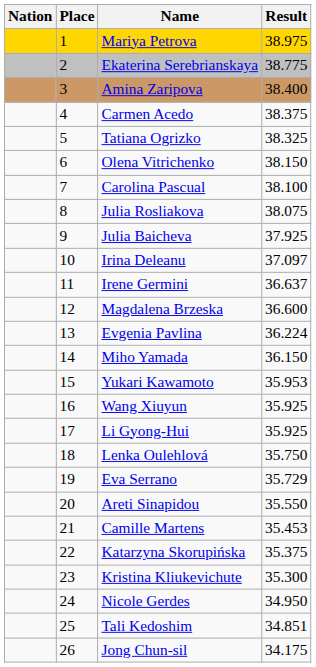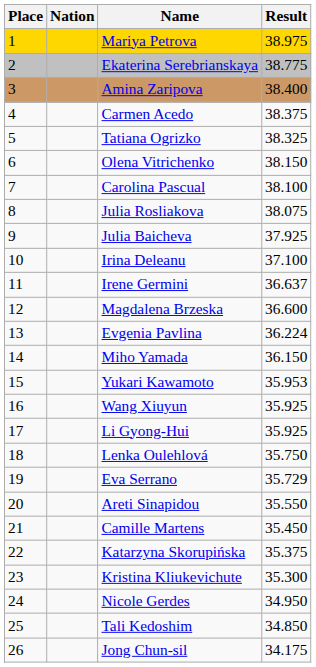columns swapped: (77, 16) <-> (30, 16)
(286, 260) 37.097 -> (286, 260) 37.100
(286, 528) 35.453 -> (286, 528) 35.450
(286, 625) 34.851 -> (286, 625) 34.850
